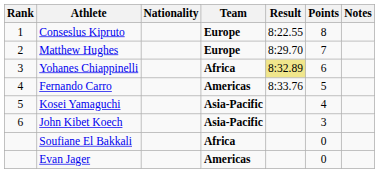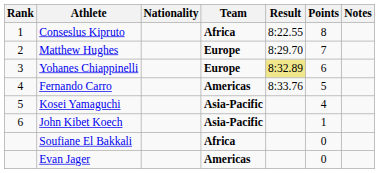(222, 31) Europe -> (220, 31) Africa
(220, 68) Africa -> (222, 68) Europe
(324, 123) 3 -> (324, 123) 1
